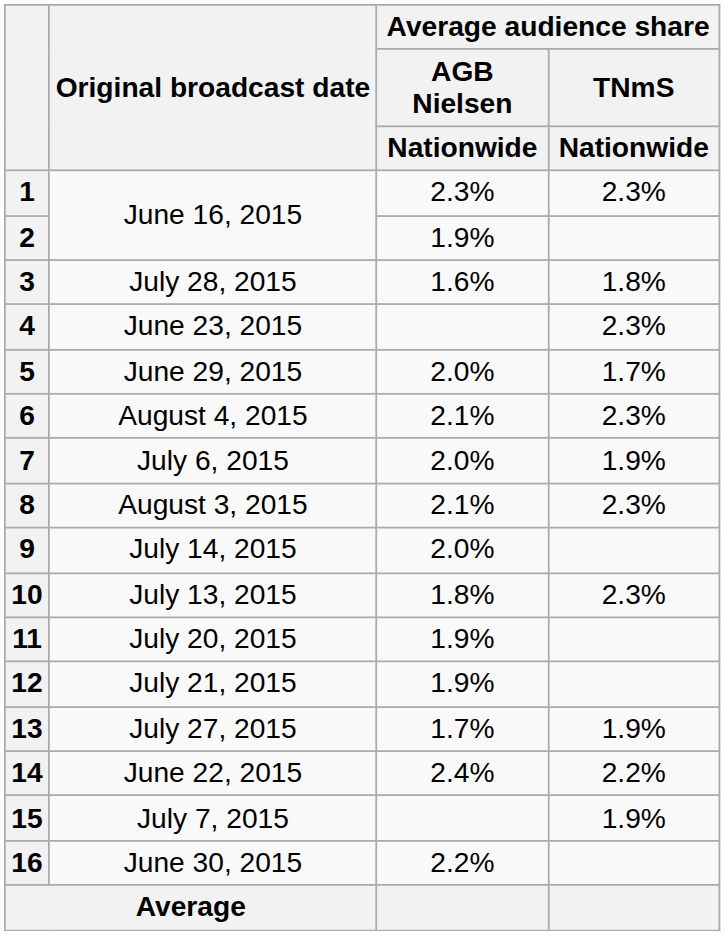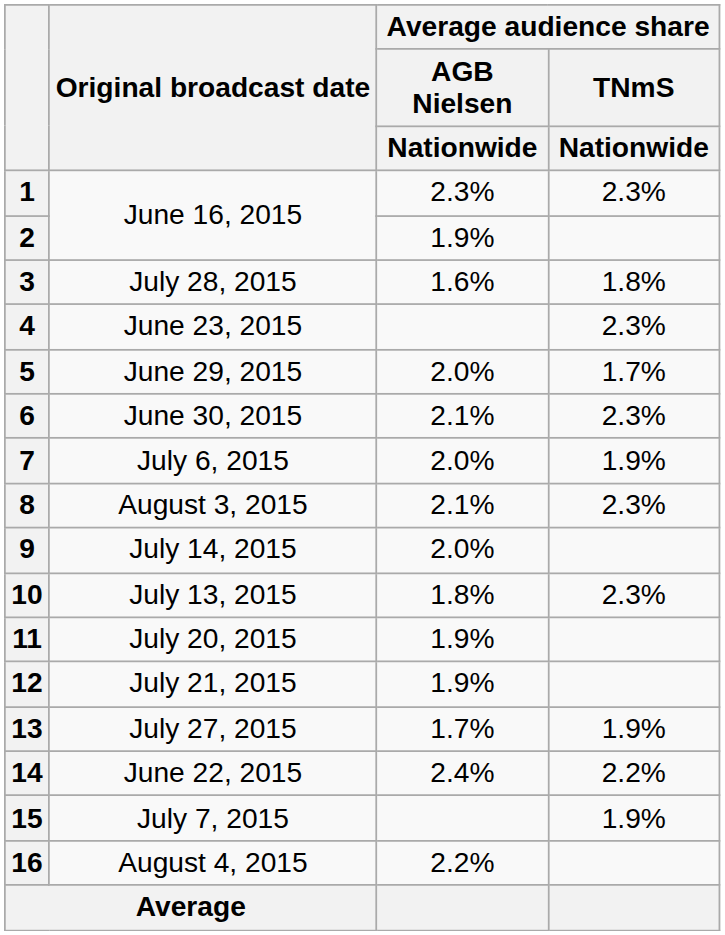(213, 415) August 4, 2015 -> (213, 415) June 30, 2015
(213, 862) June 30, 2015 -> (213, 862) August 4, 2015
